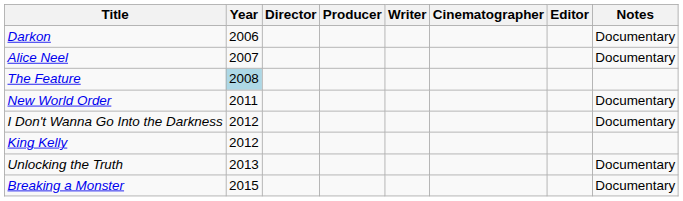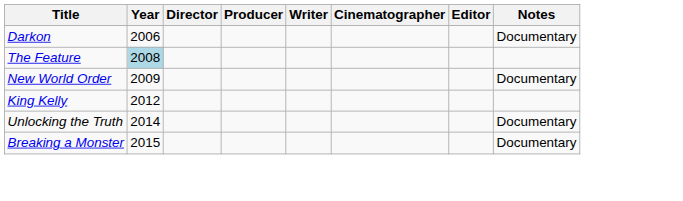- row: (38, 57)
(243, 100) 2011 -> (145, 79) 2009
- row: (115, 121)
(244, 164) 2013 -> (145, 121) 2014
